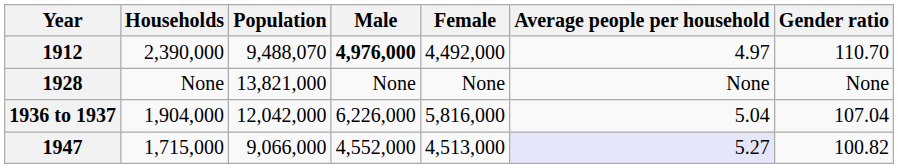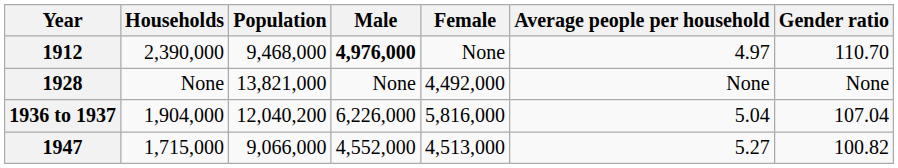(287, 52) 9,488,070 -> (287, 52) 9,468,000
(465, 52) 4,492,000 -> (483, 52) None
(483, 83) None -> (465, 83) 4,492,000
(282, 115) 12,042,000 -> (282, 115) 12,040,200
(752, 147) lavender background -> (752, 147) no background
